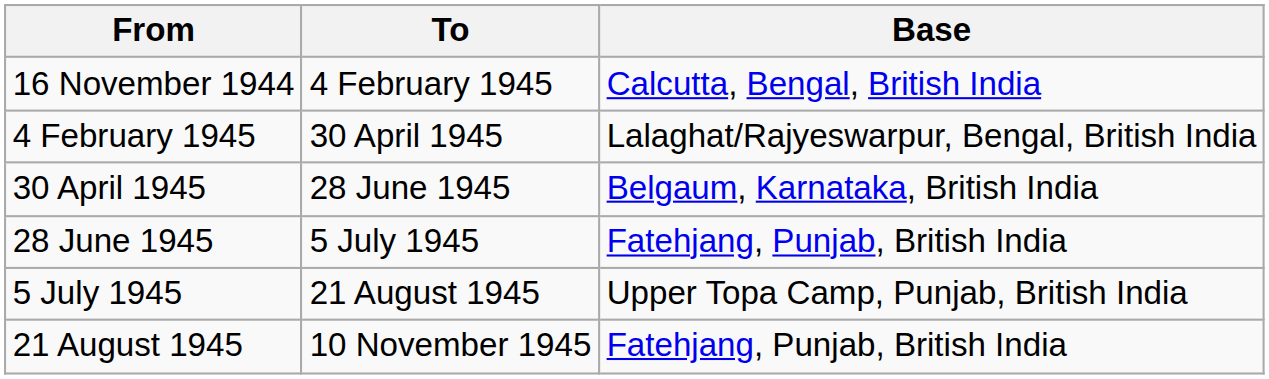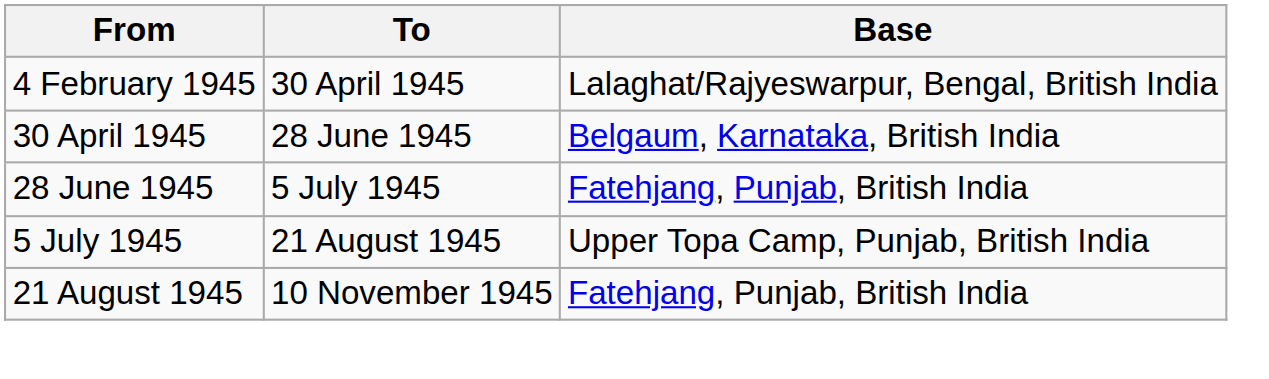- row: (154, 83)
